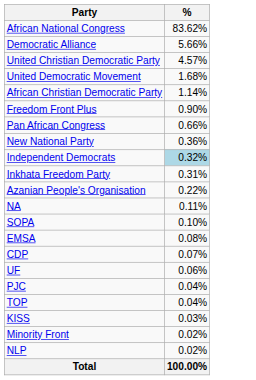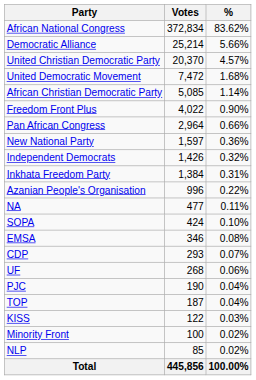+ column: (185, 13)
(193, 158) lightblue background -> (234, 158) no background
